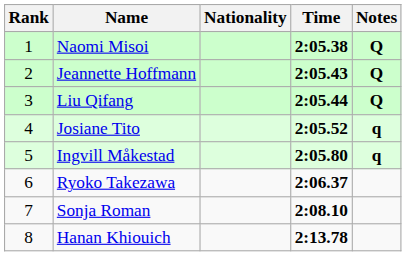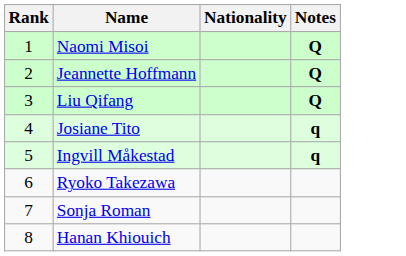- column: (321, 18)
